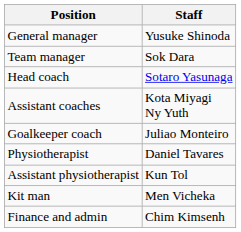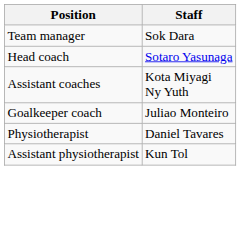- row: (52, 35)
- row: (29, 196)
- row: (57, 216)
